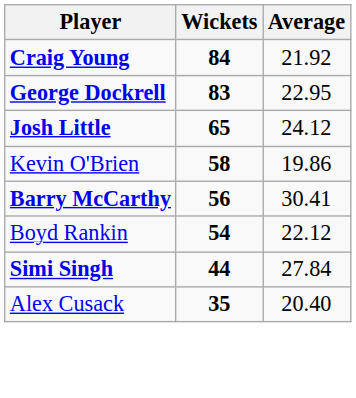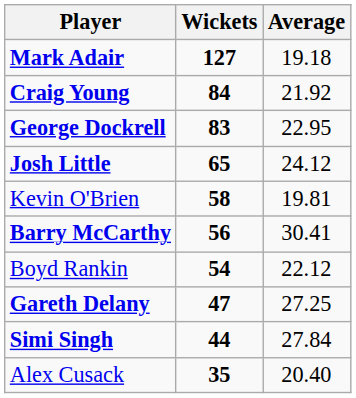+ row: (67, 57)
(306, 163) 19.86 -> (306, 198) 19.81
+ row: (80, 304)
